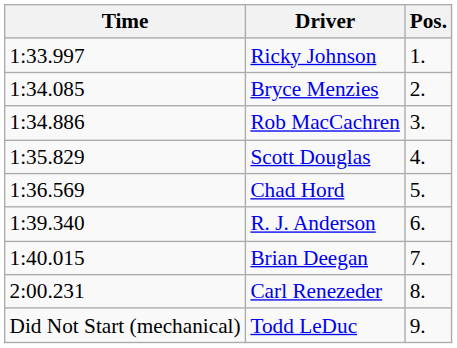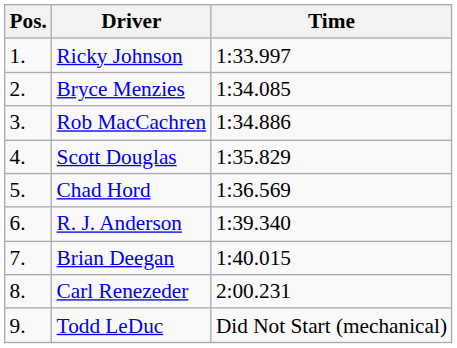columns swapped: (428, 21) <-> (125, 21)
